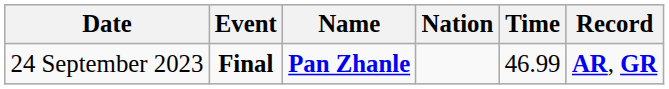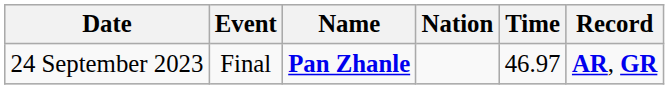(246, 63) bold -> (246, 63) normal
(533, 63) 46.99 -> (533, 63) 46.97
